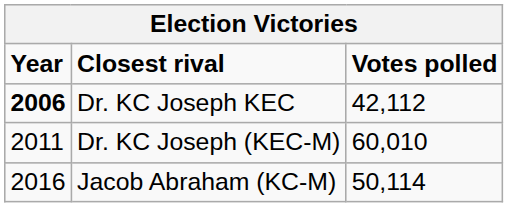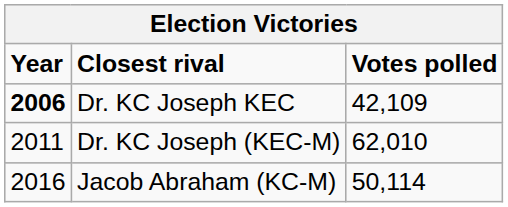(389, 102) 42,112 -> (390, 102) 42,109
(390, 142) 60,010 -> (390, 142) 62,010
